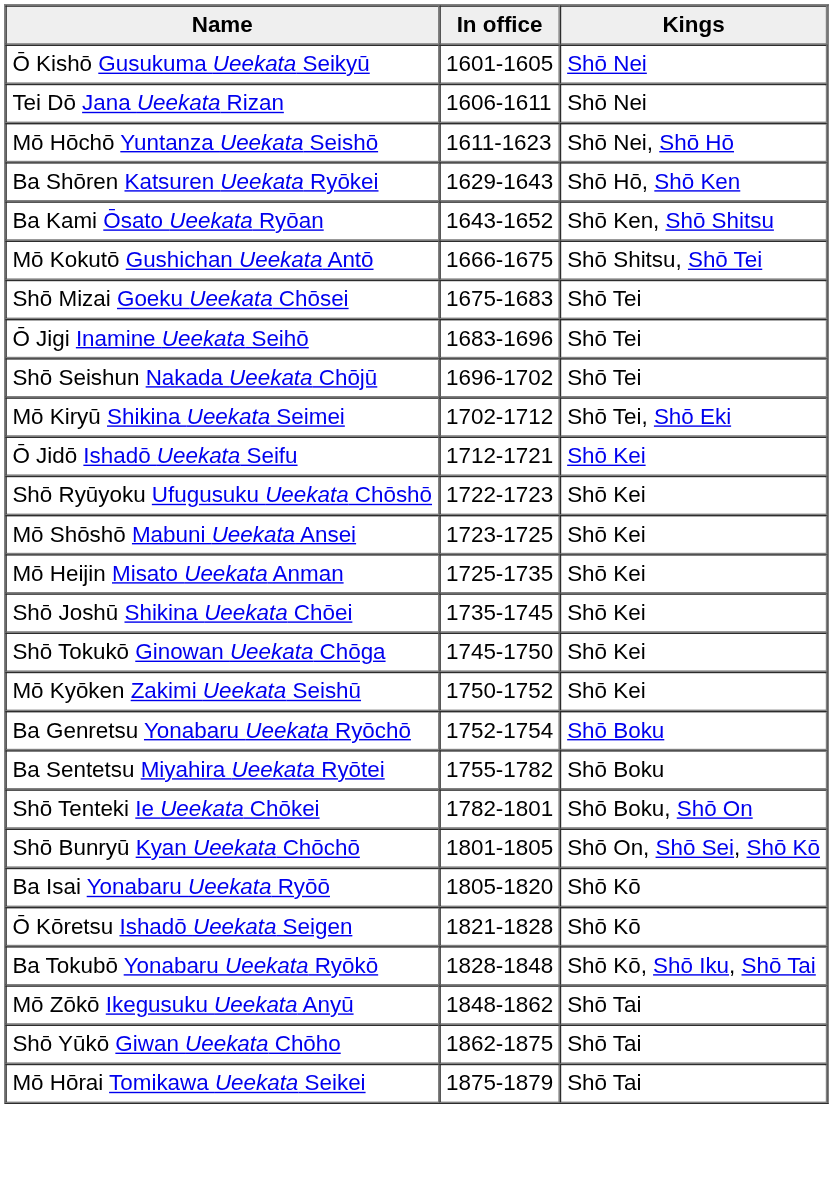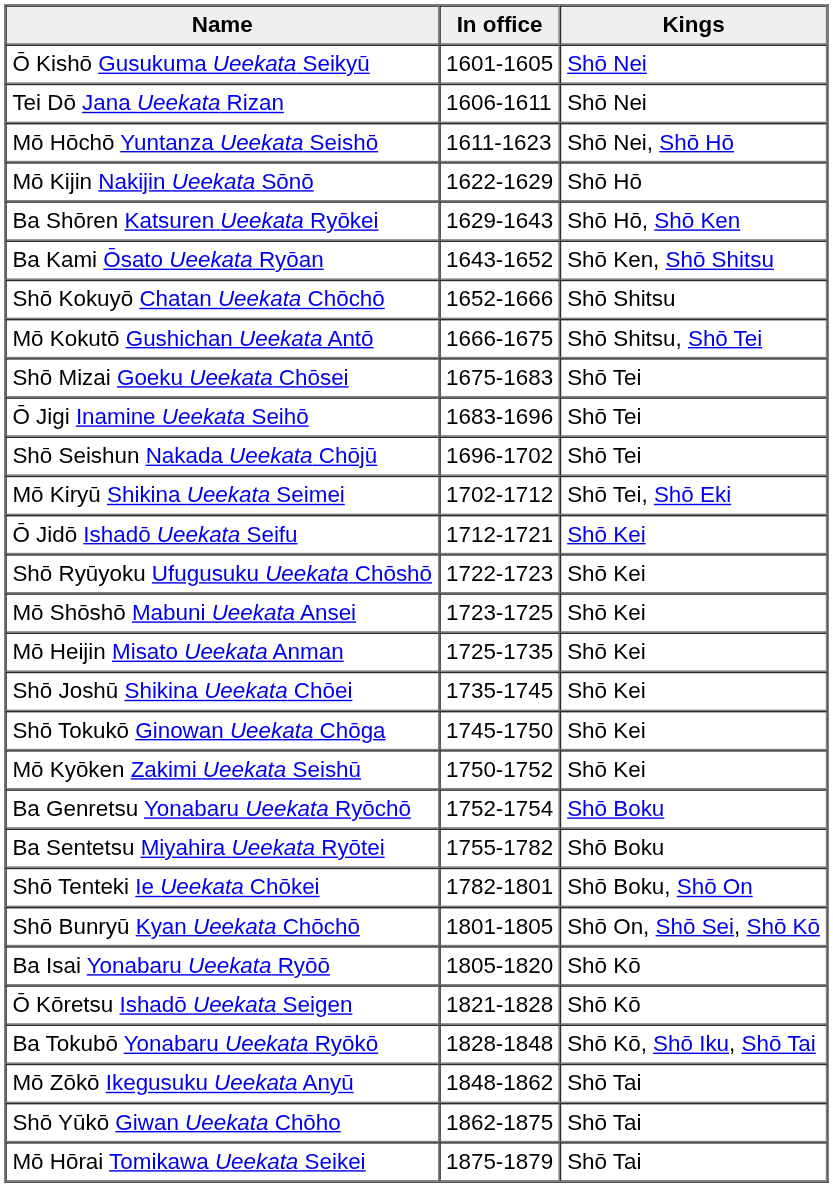+ row: (163, 181)
+ row: (199, 299)
